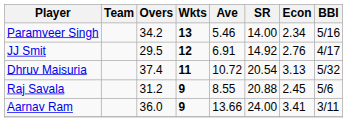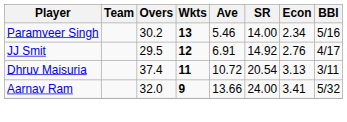(151, 32) 34.2 -> (151, 32) 30.2
(328, 70) 5/32 -> (328, 70) 3/11
- row: (36, 88)
(151, 107) 36.0 -> (151, 88) 32.0
(328, 107) 3/11 -> (328, 88) 5/32
